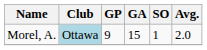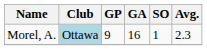(134, 34) 15 -> (134, 34) 16
(183, 34) 2.0 -> (183, 34) 2.3
